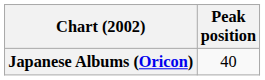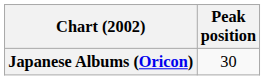(228, 61) 40 -> (228, 61) 30
